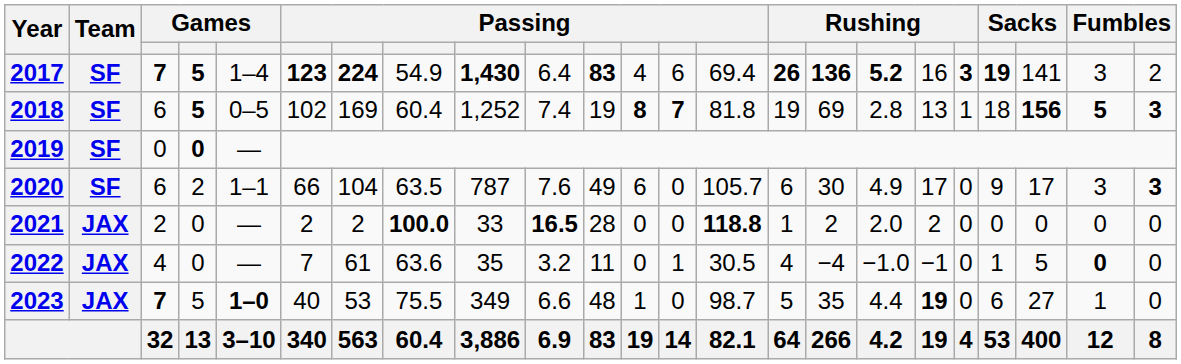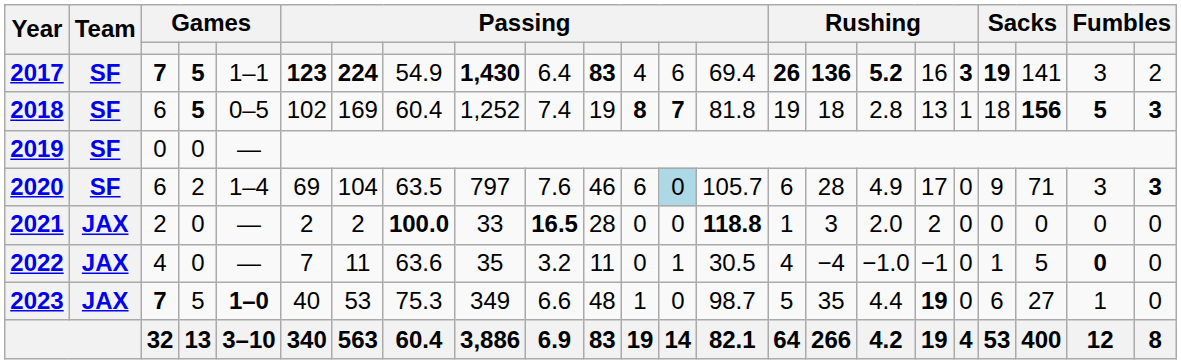(249, 72) 1–4 -> (249, 72) 1–1
(831, 110) 69 -> (831, 110) 18
(198, 148) bold -> (198, 148) normal
(249, 186) 1–1 -> (249, 186) 1–4
(307, 186) 66 -> (307, 186) 69
(490, 186) 787 -> (490, 186) 797
(602, 186) 49 -> (602, 186) 46
(678, 186) no background -> (678, 186) lightblue background
(831, 186) 30 -> (831, 186) 28
(1041, 186) 17 -> (1041, 186) 71
(831, 224) 2 -> (831, 224) 3
(358, 262) 61 -> (358, 262) 11
(419, 301) 75.5 -> (419, 301) 75.3
